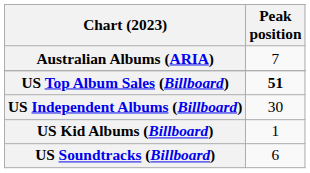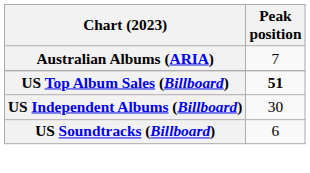- row: (125, 131)
